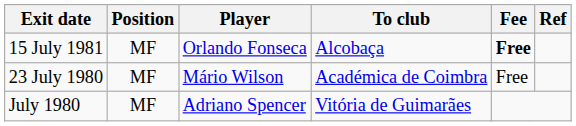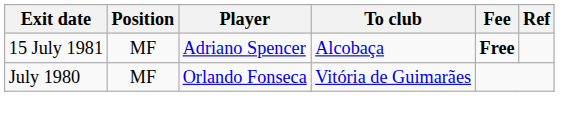(245, 47) Orlando Fonseca -> (244, 47) Adriano Spencer
- row: (56, 76)
(244, 105) Adriano Spencer -> (245, 76) Orlando Fonseca
